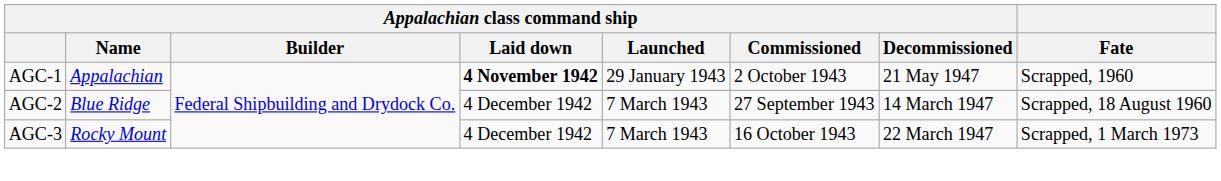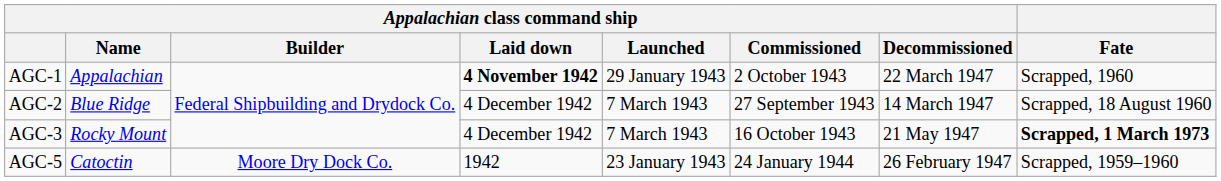(931, 76) 21 May 1947 -> (938, 76) 22 March 1947
(938, 133) 22 March 1947 -> (931, 133) 21 May 1947
(1110, 133) normal -> (1115, 133) bold
+ row: (35, 162)
